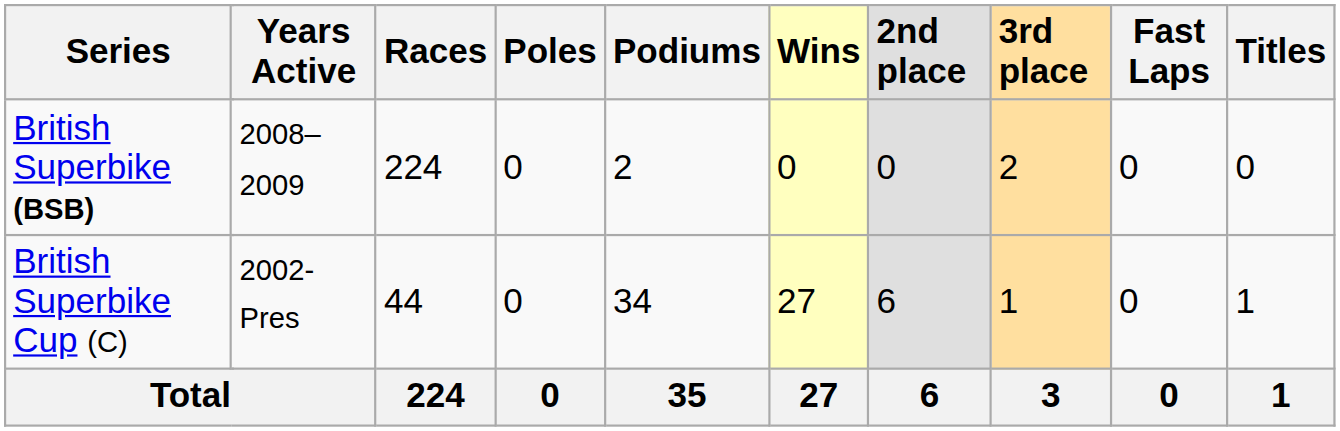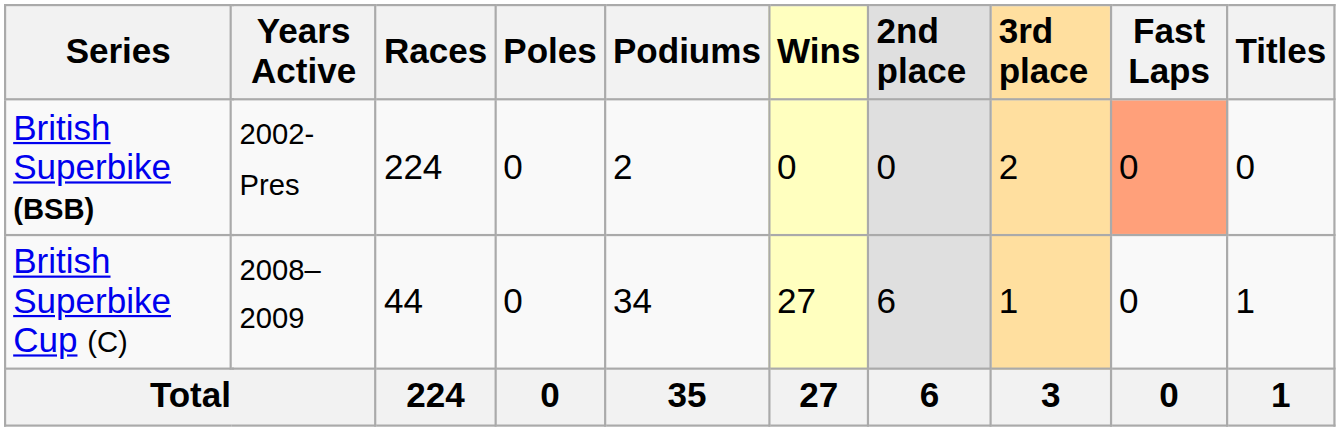(280, 159) 2008–2009 -> (277, 159) 2002-Pres
(1129, 166) no background -> (1129, 166) lightsalmon background
(277, 294) 2002-Pres -> (280, 294) 2008–2009
